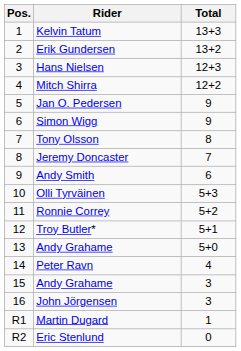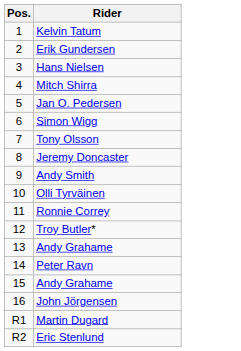- column: (208, 13)
